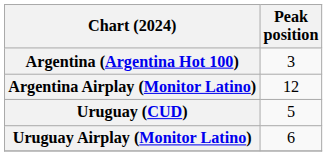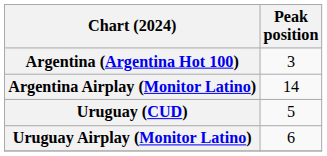(291, 86) 12 -> (291, 86) 14
